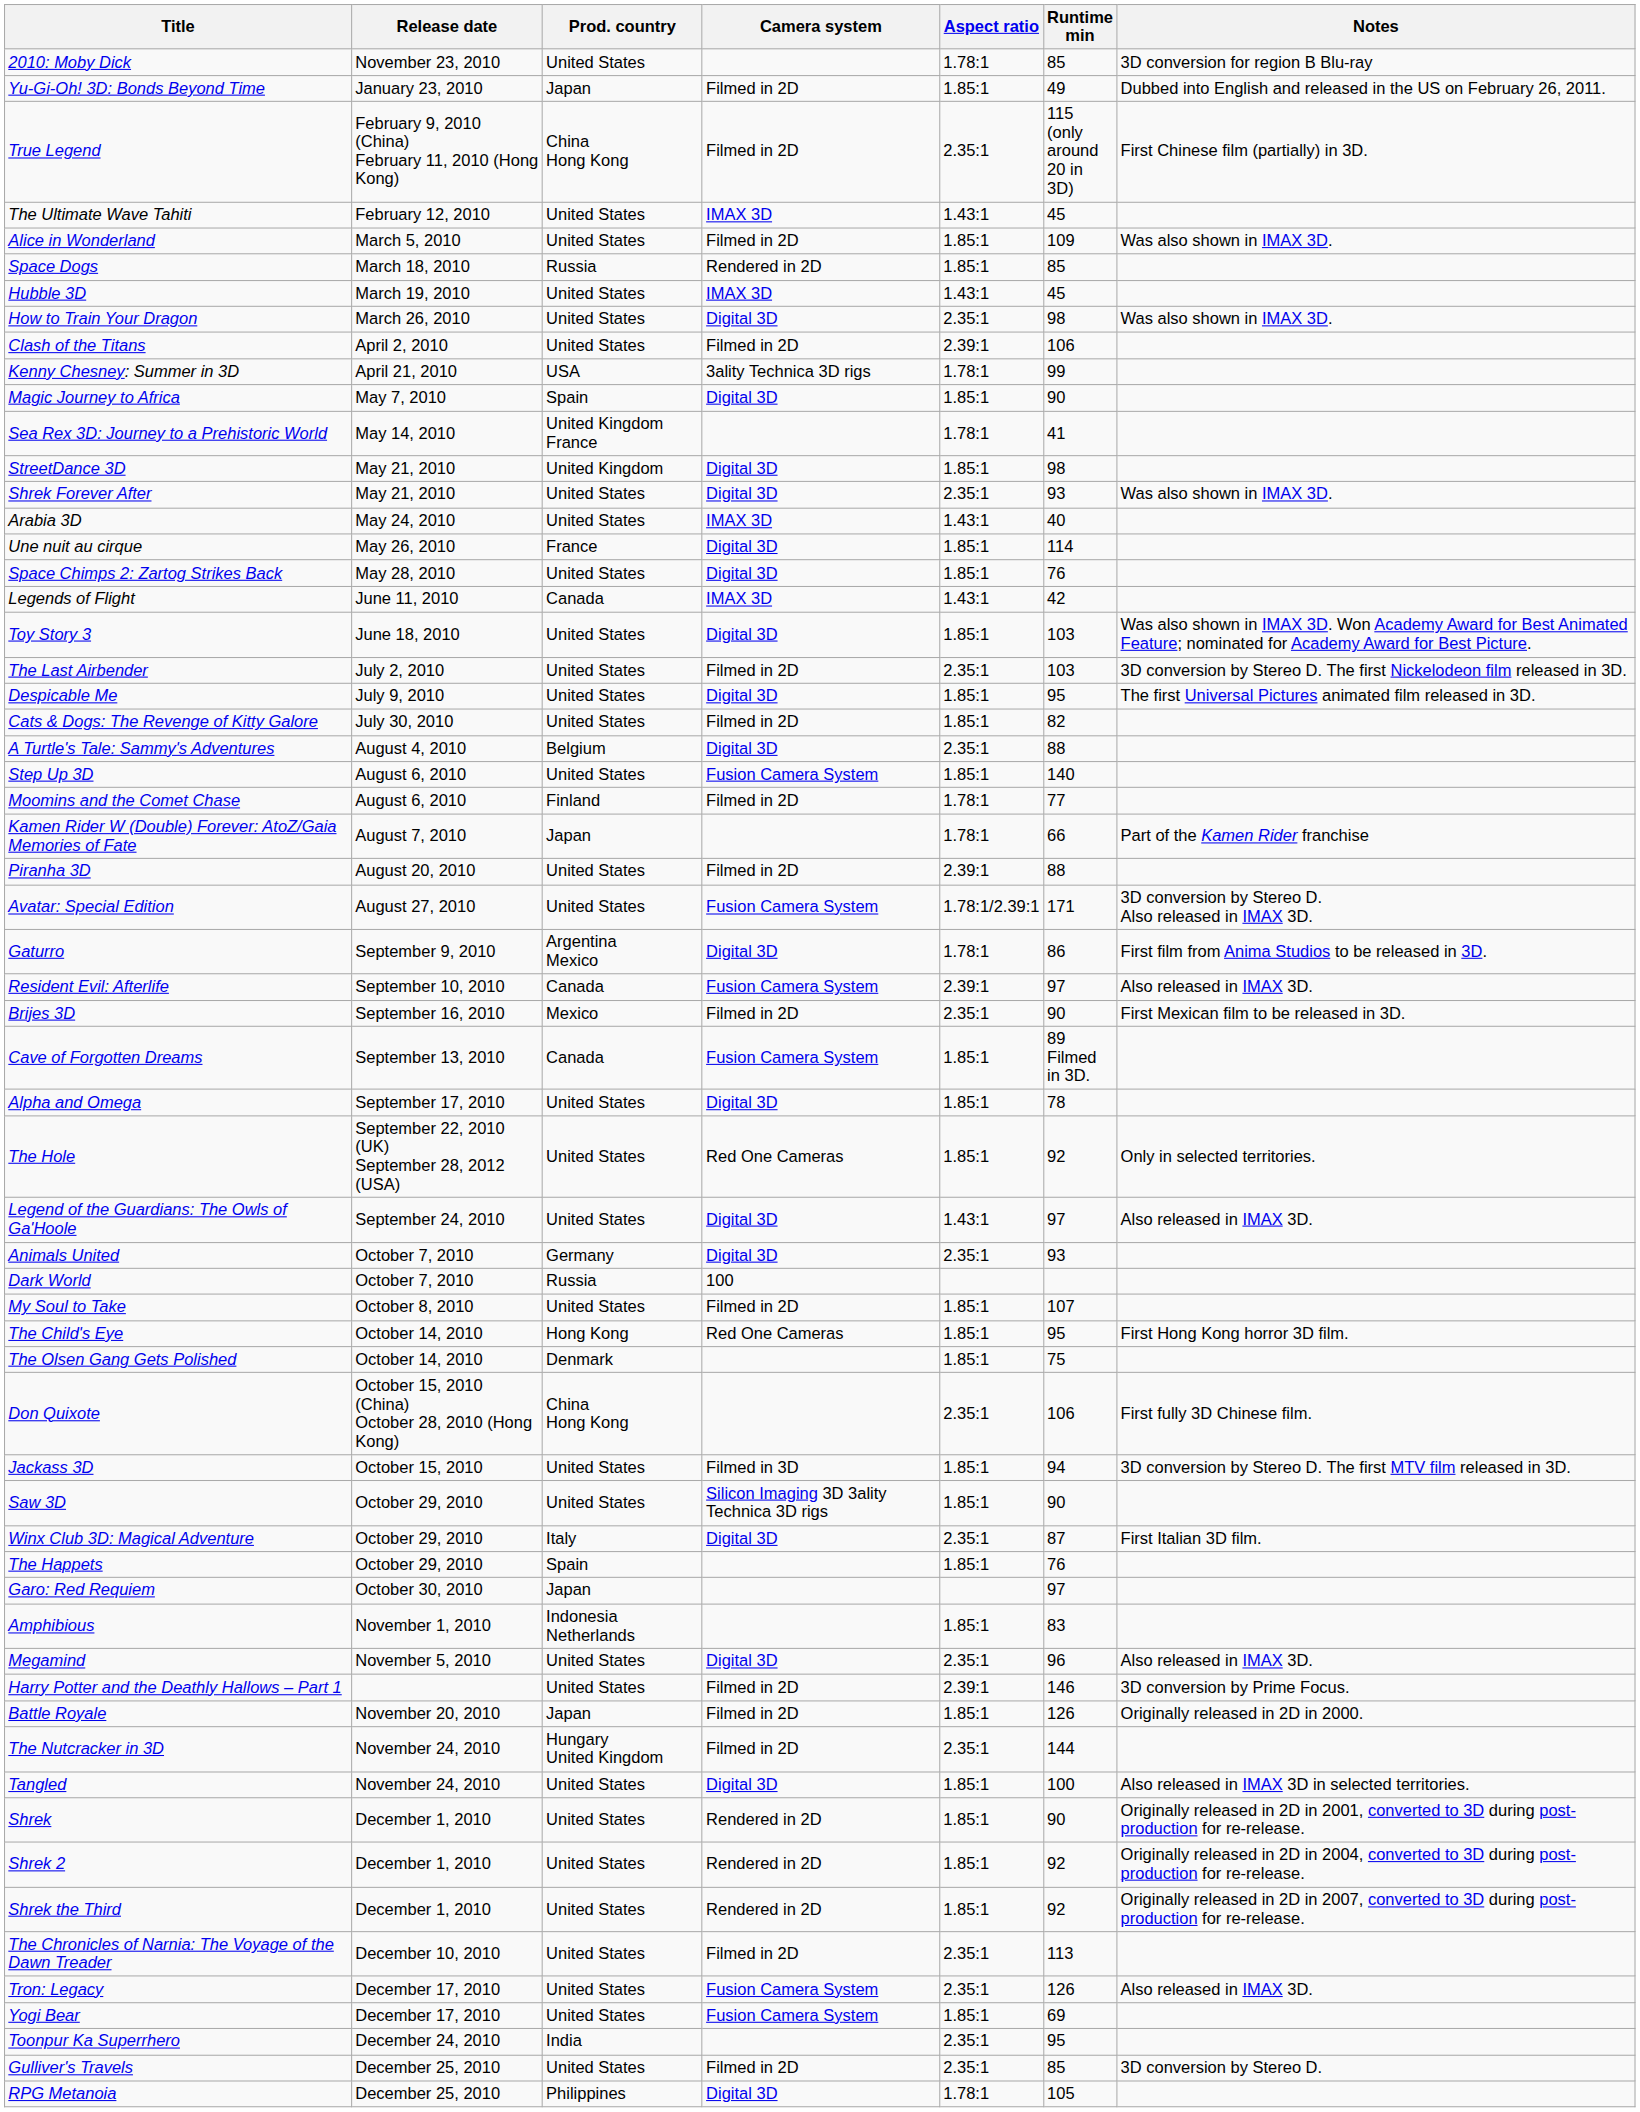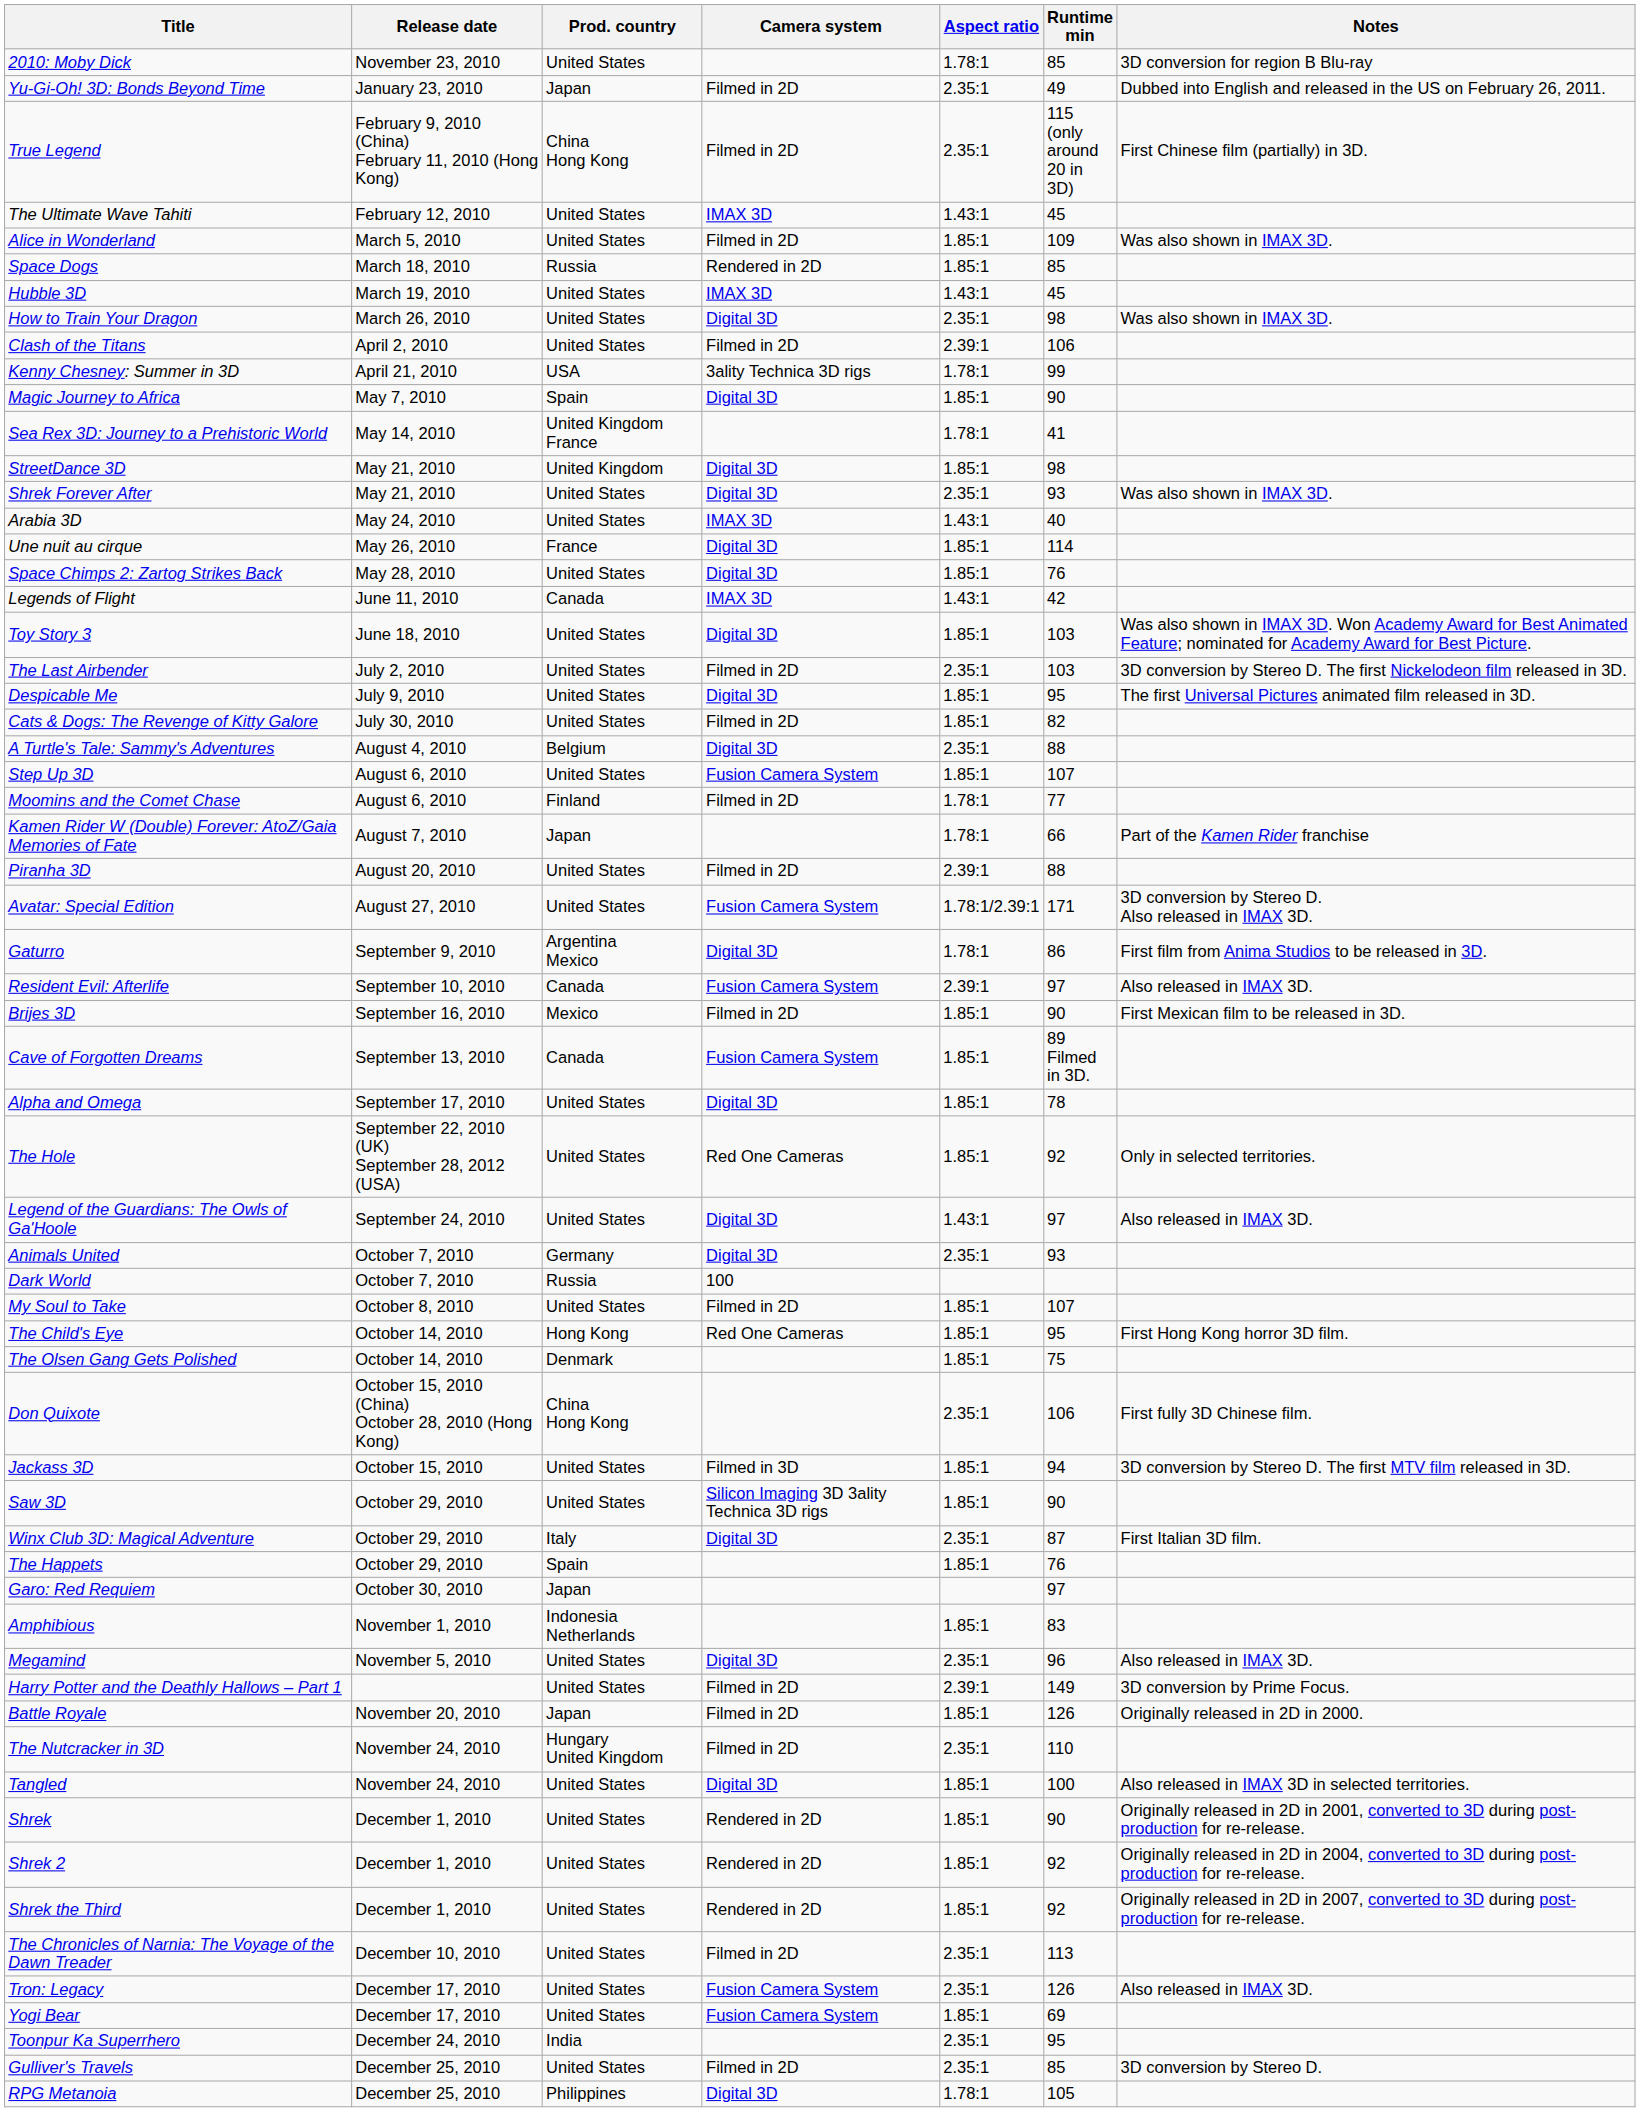(966, 88) 1.85:1 -> (966, 88) 2.35:1
(1061, 774) 140 -> (1061, 774) 107
(966, 1013) 2.35:1 -> (966, 1013) 1.85:1
(1061, 1687) 146 -> (1061, 1687) 149
(1061, 1749) 144 -> (1060, 1749) 110
